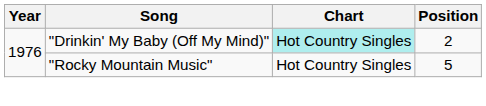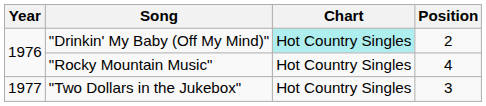(448, 64) 5 -> (448, 64) 4
+ row: (145, 88)
